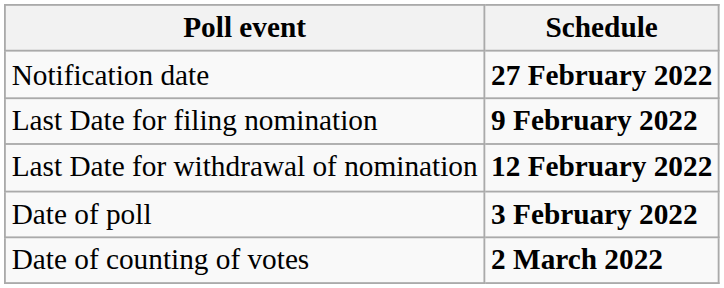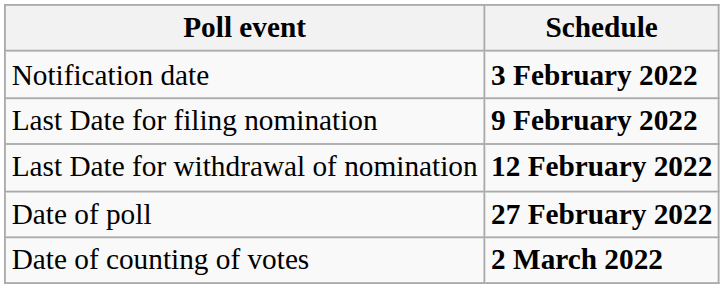(602, 74) 27 February 2022 -> (594, 74) 3 February 2022
(594, 213) 3 February 2022 -> (602, 213) 27 February 2022
